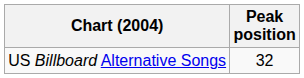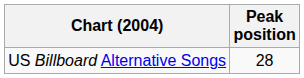(265, 60) 32 -> (265, 60) 28
